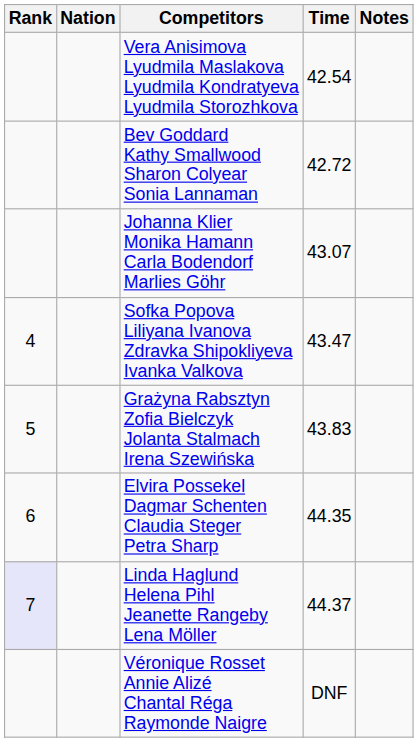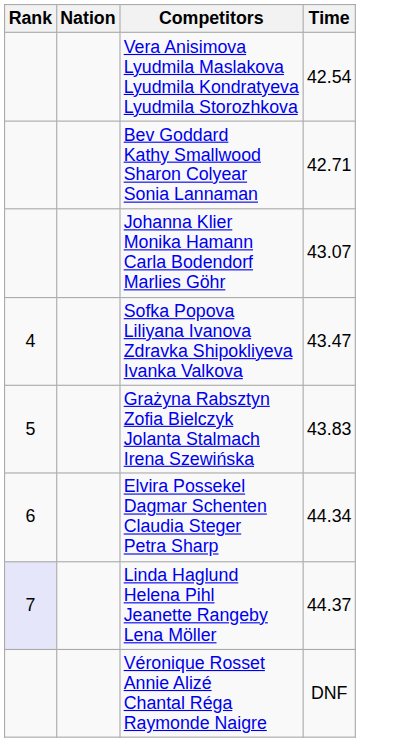- column: (384, 18)
(329, 164) 42.72 -> (329, 164) 42.71
(329, 517) 44.35 -> (329, 517) 44.34
